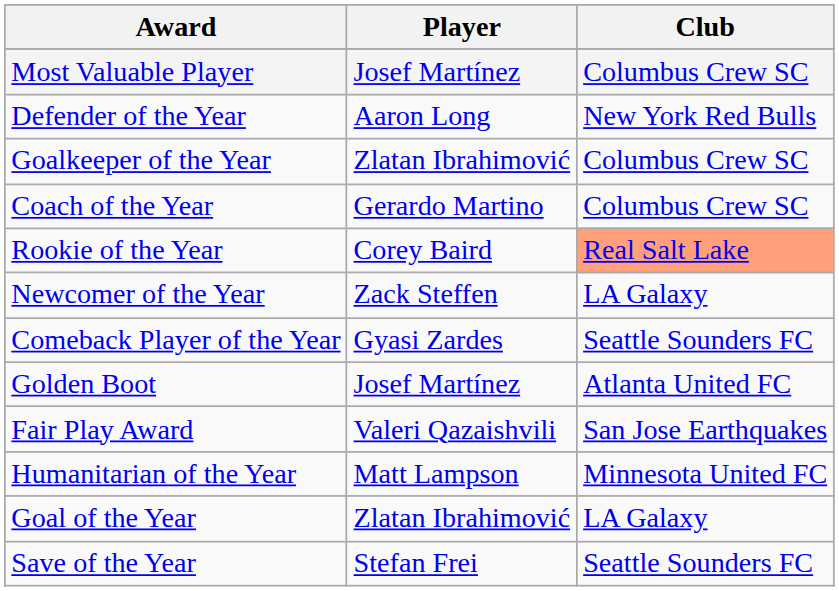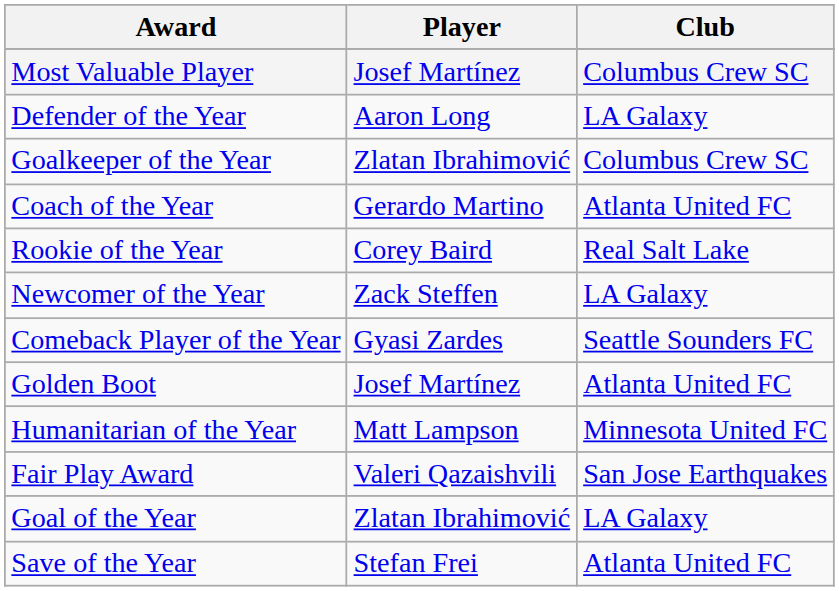(700, 116) New York Red Bulls -> (645, 116) LA Galaxy
(696, 205) Columbus Crew SC -> (687, 205) Atlanta United FC
(666, 250) lightsalmon background -> (666, 250) no background
rows swapped: (102, 428) <-> (154, 473)
(698, 562) Seattle Sounders FC -> (687, 562) Atlanta United FC
